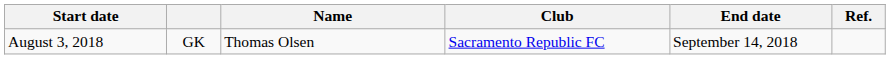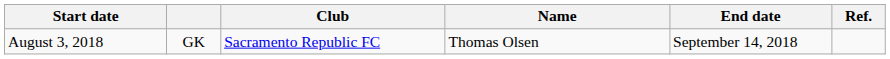columns swapped: (333, 16) <-> (557, 16)
